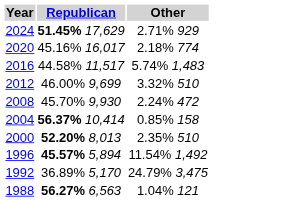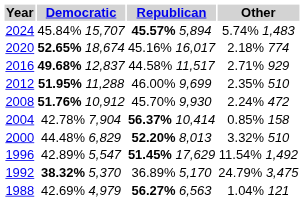+ column: (81, 12)
(81, 30) 51.45% 17,629 -> (171, 30) 45.57% 5,894
(168, 30) 2.71% 929 -> (258, 30) 5.74% 1,483
(168, 66) 5.74% 1,483 -> (258, 66) 2.71% 929
(168, 84) 3.32% 510 -> (258, 84) 2.35% 510
(168, 137) 2.35% 510 -> (258, 137) 3.32% 510
(81, 155) 45.57% 5,894 -> (172, 155) 51.45% 17,629
